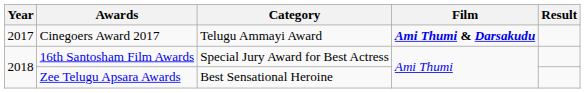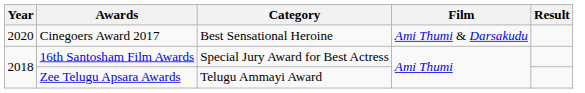(21, 35) 2017 -> (21, 35) 2020
(261, 35) Telugu Ammayi Award -> (267, 35) Best Sensational Heroine
(465, 35) bold -> (461, 35) normal
(267, 77) Best Sensational Heroine -> (261, 77) Telugu Ammayi Award
